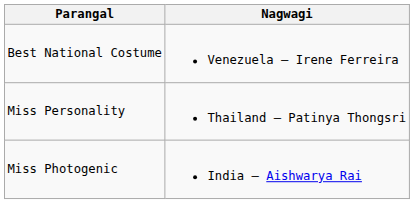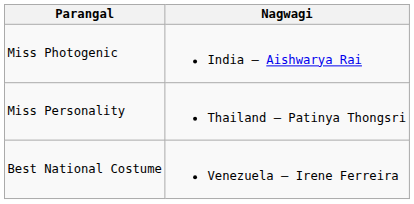rows swapped: (63, 170) <-> (85, 54)
